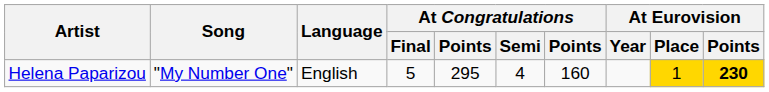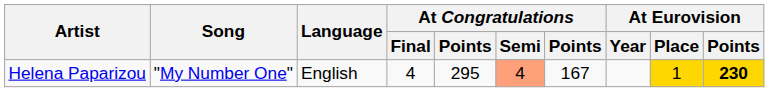(411, 73) 5 -> (411, 73) 4
(520, 73) no background -> (520, 73) lightsalmon background
(575, 73) 160 -> (575, 73) 167
